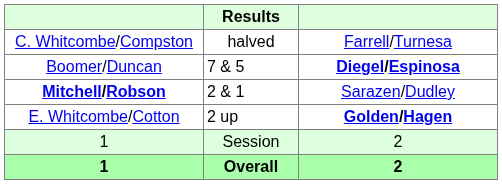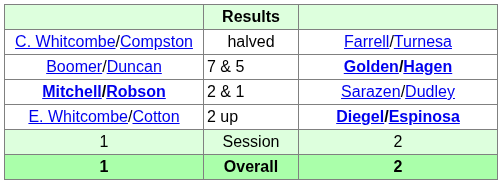(398, 66) Diegel/Espinosa -> (398, 66) Golden/Hagen
(398, 116) Golden/Hagen -> (398, 116) Diegel/Espinosa
